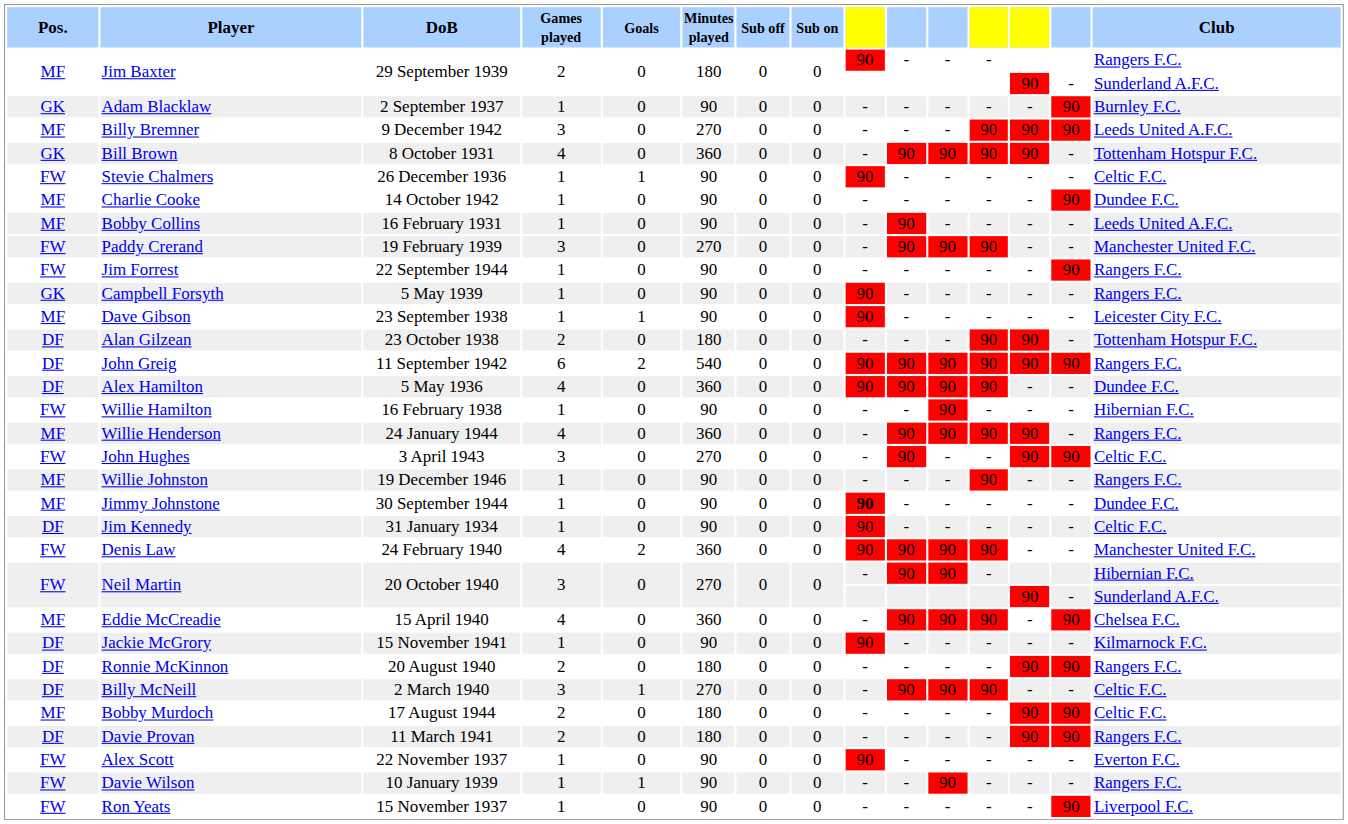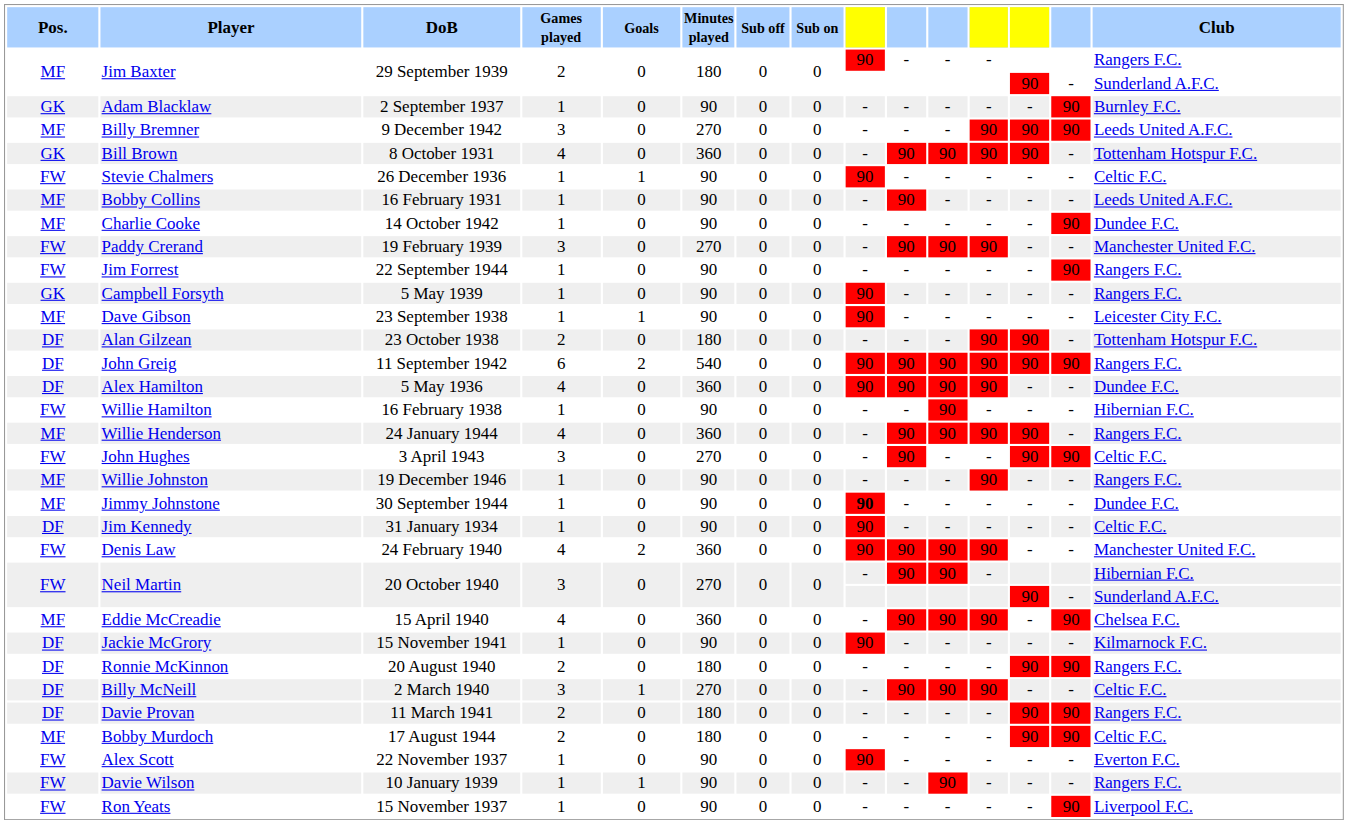rows swapped: (151, 223) <-> (151, 200)
rows swapped: (157, 713) <-> (148, 736)
